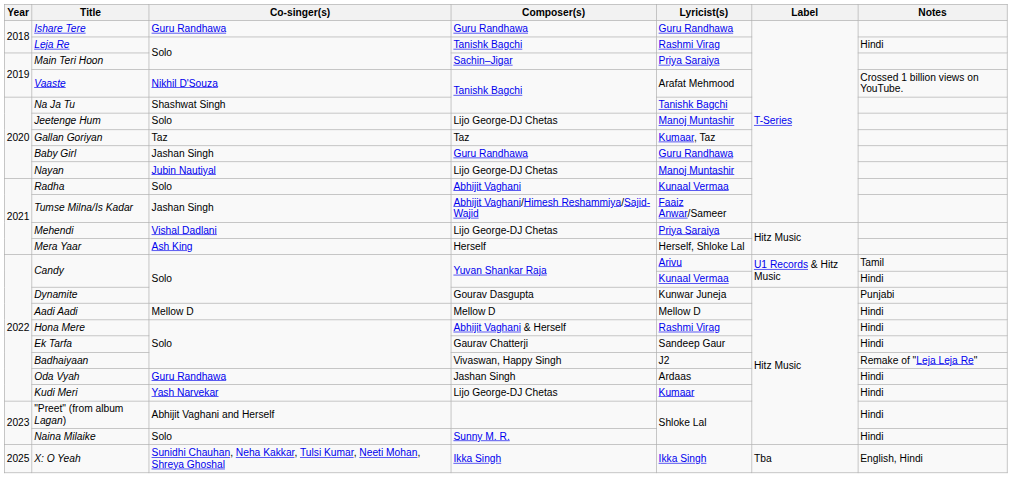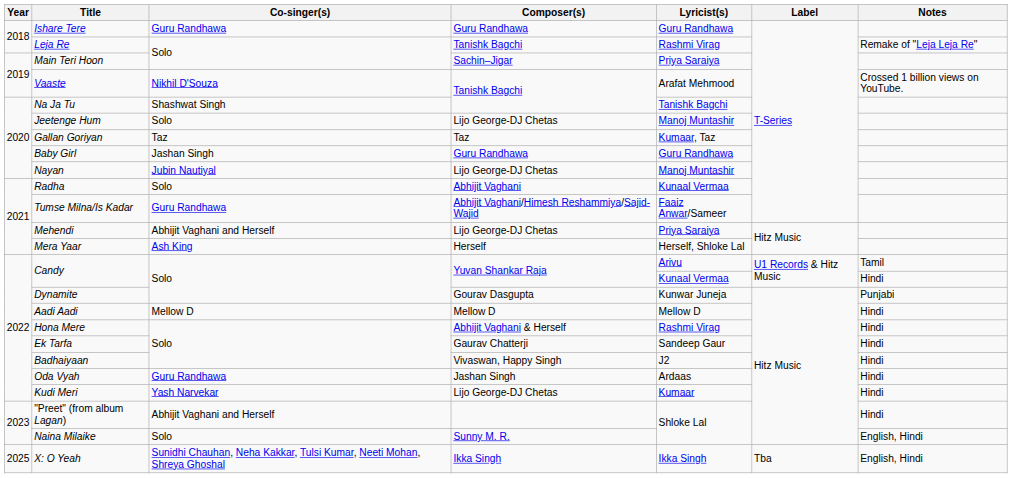(872, 45) Hindi -> (919, 45) Remake of "Leja Leja Re"
(183, 208) Jashan Singh -> (189, 208) Guru Randhawa
(184, 230) Vishal Dadlani -> (213, 230) Abhijit Vaghani and Herself
(919, 360) Remake of "Leja Leja Re" -> (872, 360) Hindi
(872, 436) Hindi -> (892, 436) English, Hindi
